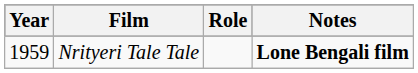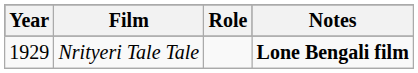(29, 52) 1959 -> (29, 52) 1929
